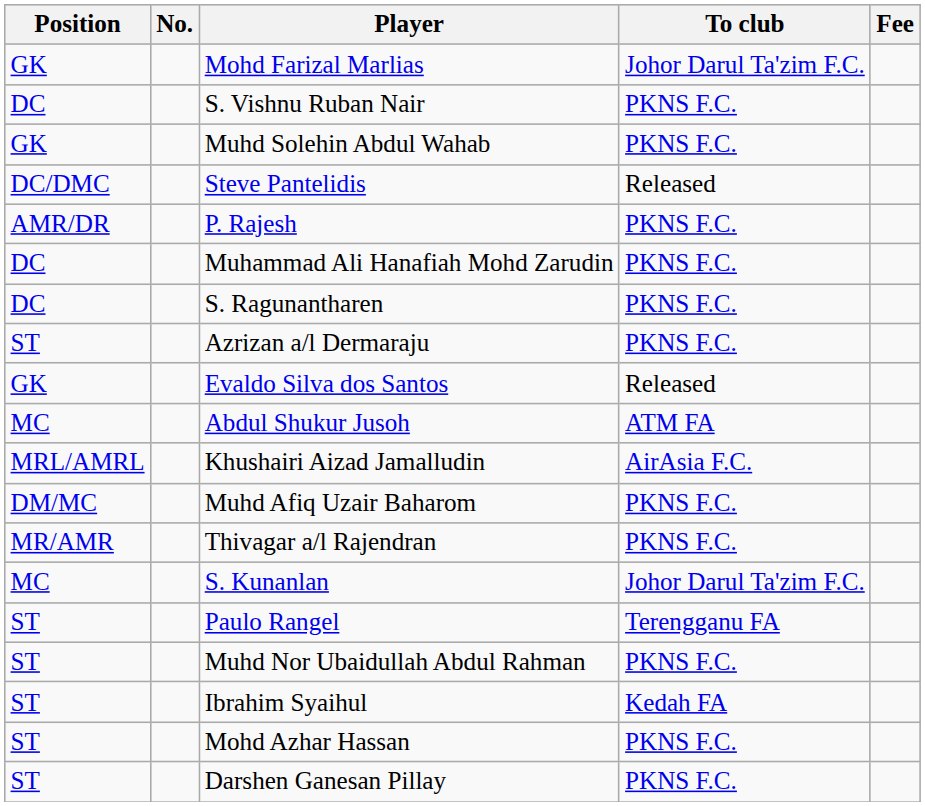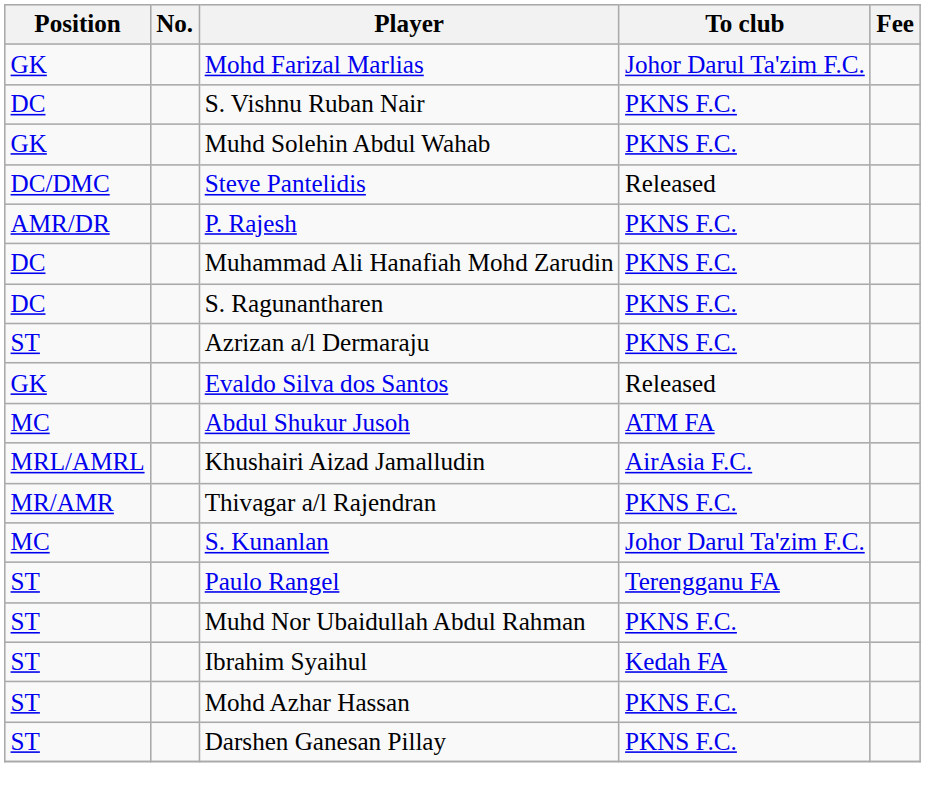- row: (340, 502)
